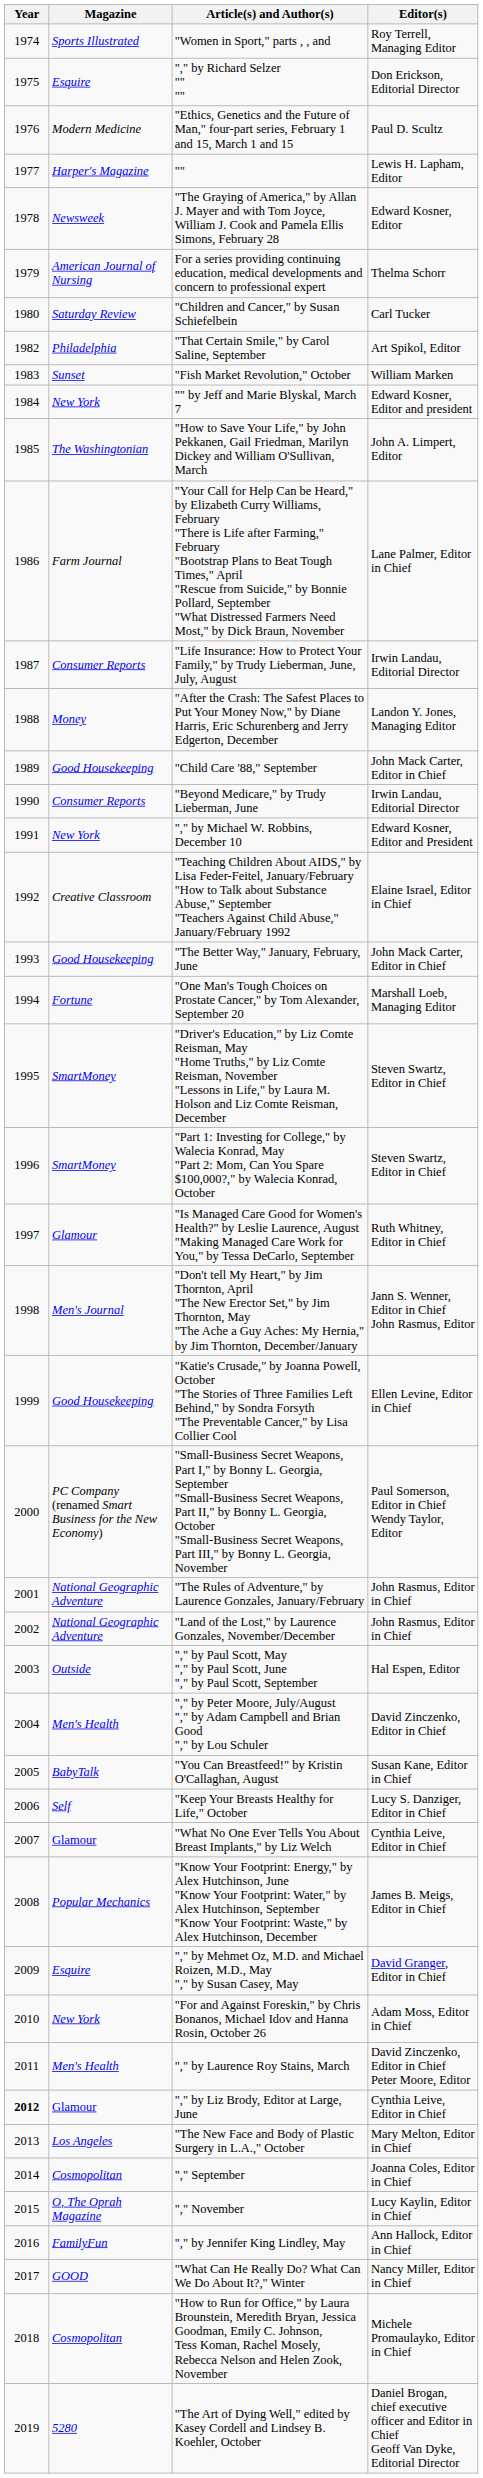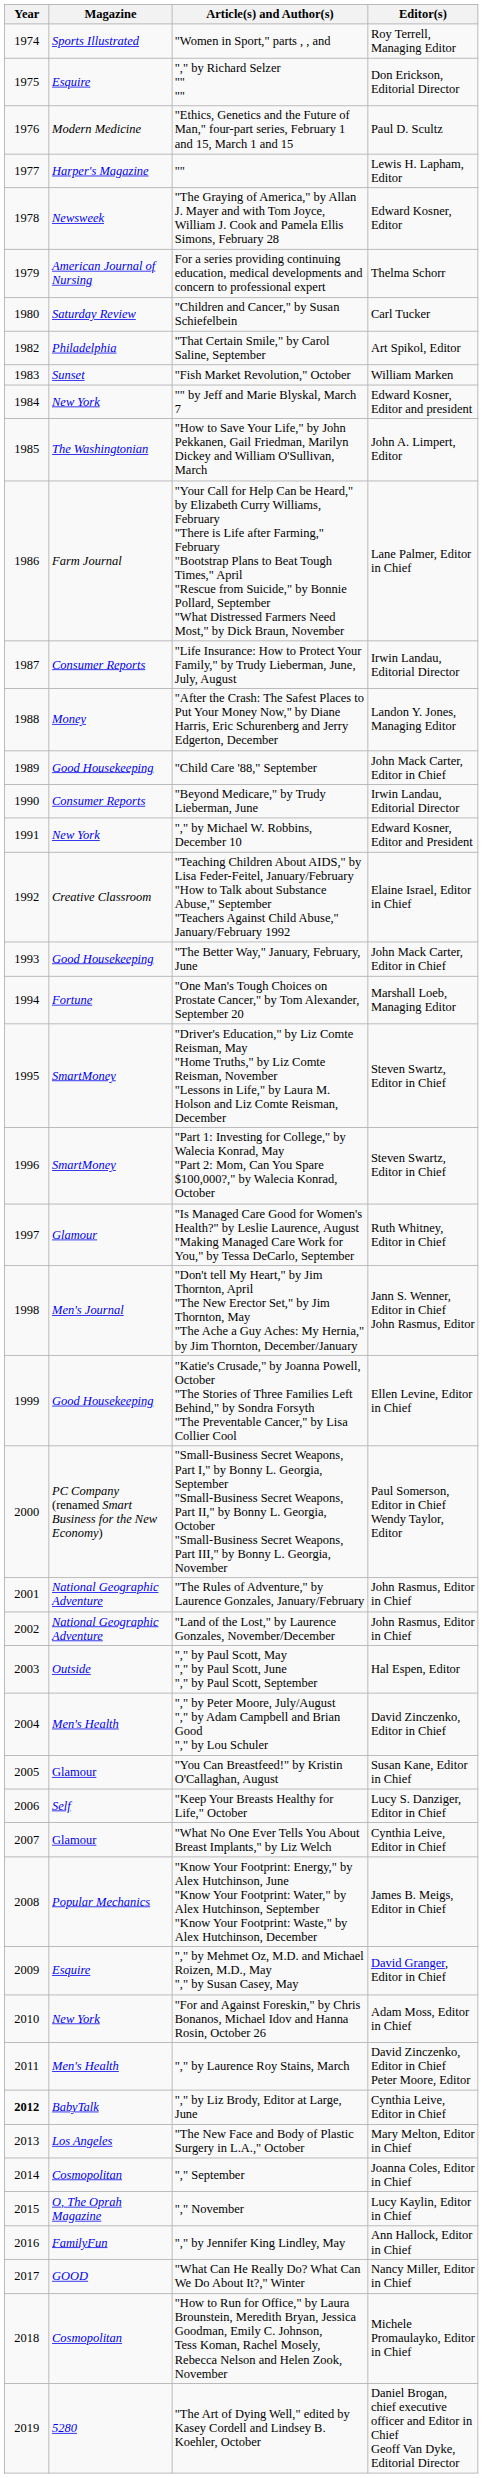(75, 1772) BabyTalk -> (74, 1772) Glamour
(74, 2107) Glamour -> (75, 2107) BabyTalk
